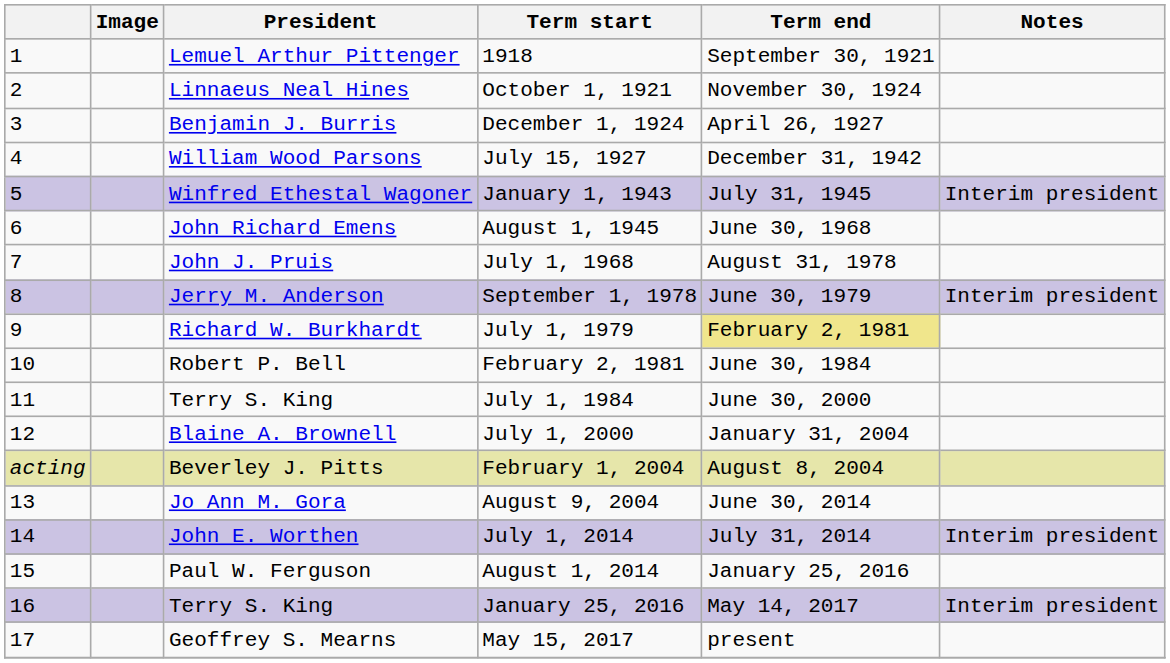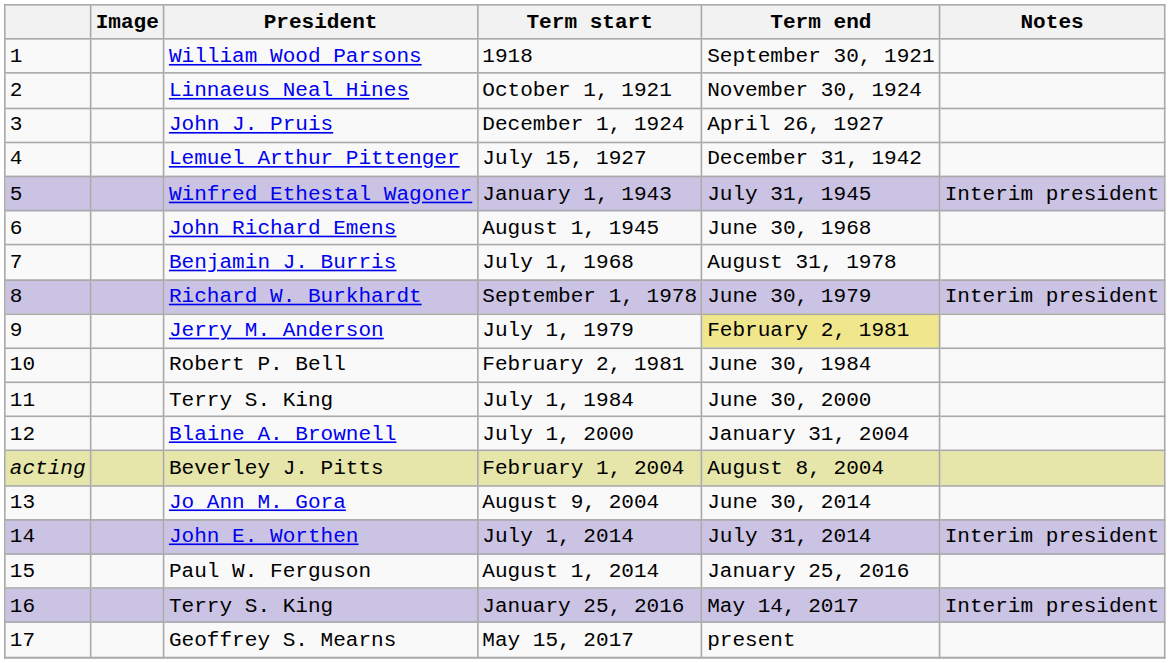(314, 56) Lemuel Arthur Pittenger -> (295, 56) William Wood Parsons
(283, 125) Benjamin J. Burris -> (251, 125) John J. Pruis
(295, 159) William Wood Parsons -> (314, 159) Lemuel Arthur Pittenger
(251, 262) John J. Pruis -> (283, 262) Benjamin J. Burris
(276, 297) Jerry M. Anderson -> (295, 297) Richard W. Burkhardt
(295, 331) Richard W. Burkhardt -> (276, 331) Jerry M. Anderson
